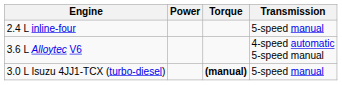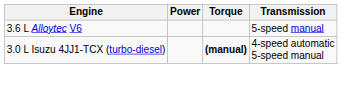- row: (41, 28)
(293, 50) 4-speed automatic 5-speed manual -> (288, 28) 5-speed manual
(288, 71) 5-speed manual -> (293, 50) 4-speed automatic 5-speed manual
